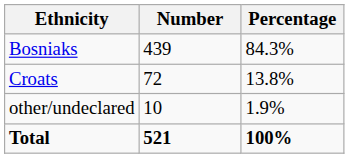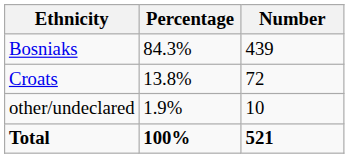columns swapped: (190, 19) <-> (292, 19)
